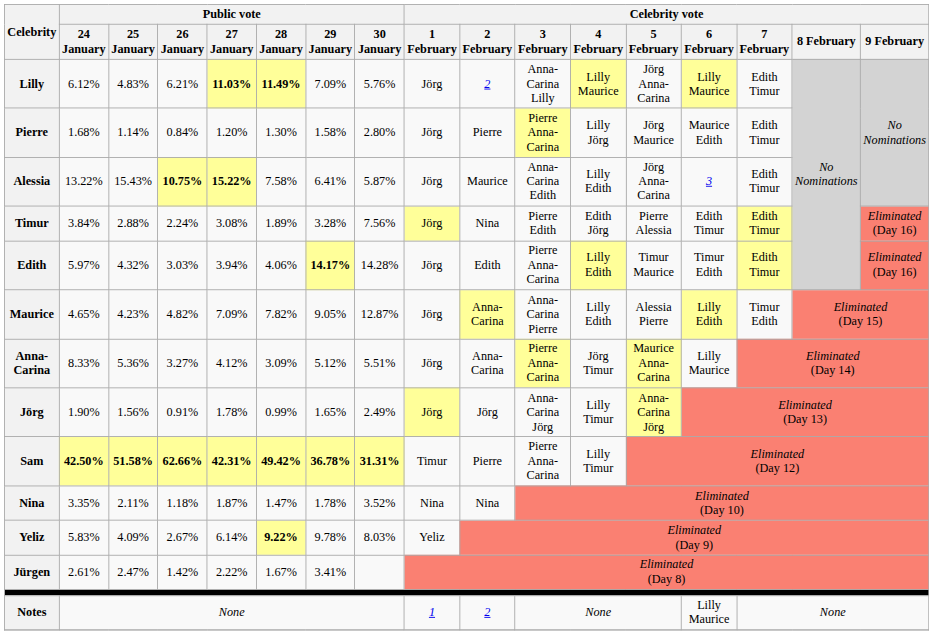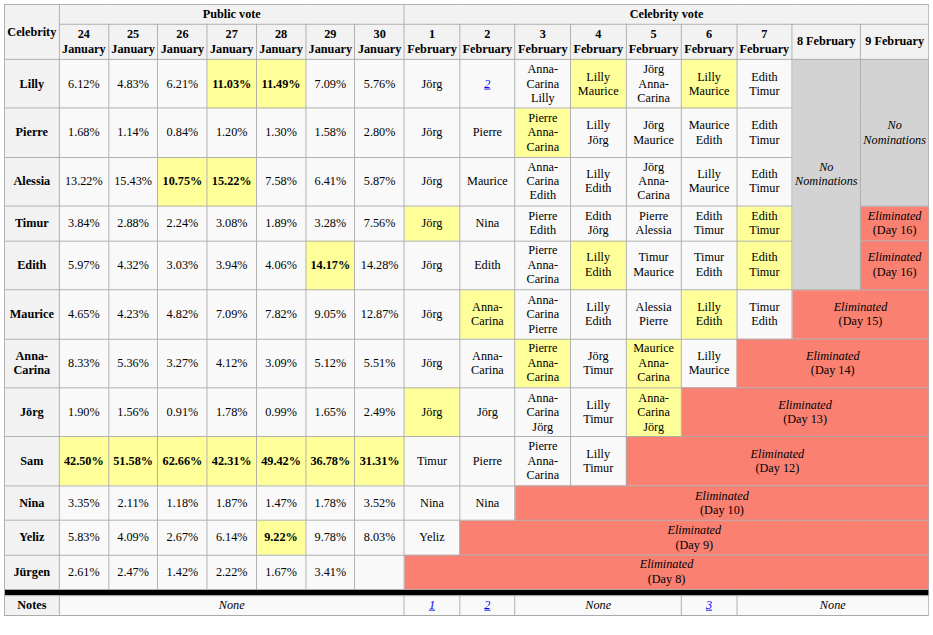(709, 181) 3 -> (709, 181) Lilly Maurice
(709, 612) Lilly Maurice -> (709, 605) 3
